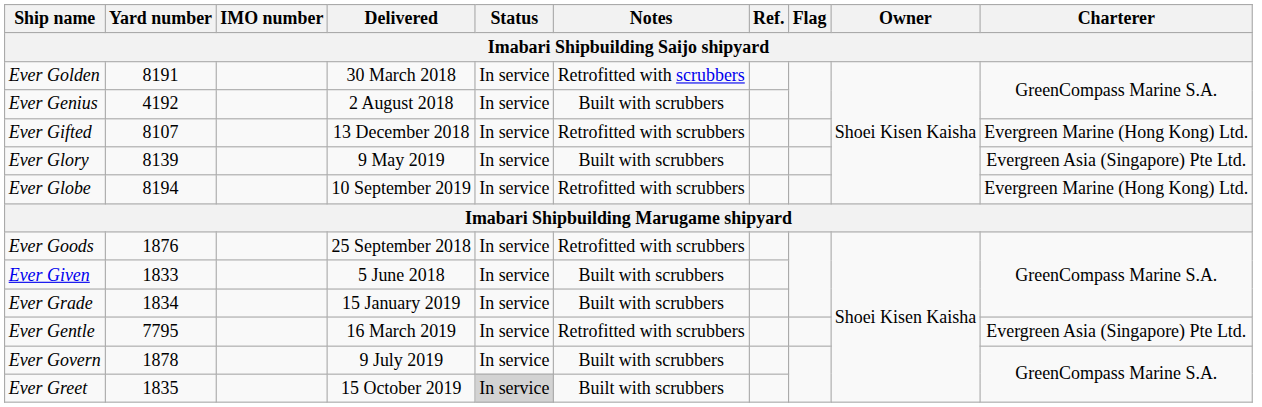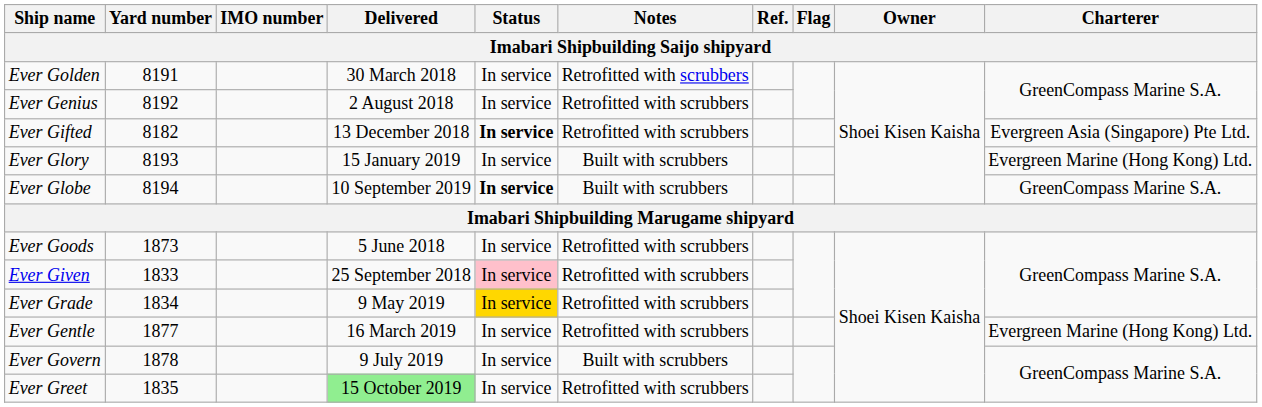(161, 103) 4192 -> (161, 103) 8192
(651, 103) Built with scrubbers -> (655, 103) Retrofitted with scrubbers
(161, 132) 8107 -> (161, 132) 8182
(514, 132) normal -> (516, 132) bold
(1116, 132) Evergreen Marine (Hong Kong) Ltd. -> (1120, 132) Evergreen Asia (Singapore) Pte Ltd.
(161, 160) 8139 -> (161, 160) 8193
(401, 160) 9 May 2019 -> (401, 160) 15 January 2019
(1116, 160) Evergreen Asia (Singapore) Pte Ltd. -> (1120, 160) Evergreen Marine (Hong Kong) Ltd.
(514, 189) normal -> (516, 189) bold
(651, 189) Retrofitted with scrubbers -> (655, 189) Built with scrubbers
(1116, 189) Evergreen Marine (Hong Kong) Ltd. -> (1120, 189) GreenCompass Marine S.A.
(161, 246) 1876 -> (161, 246) 1873
(401, 246) 25 September 2018 -> (401, 246) 5 June 2018
(401, 274) 5 June 2018 -> (401, 274) 25 September 2018
(514, 274) no background -> (516, 274) pink background
(651, 274) Built with scrubbers -> (655, 274) Retrofitted with scrubbers
(401, 302) 15 January 2019 -> (401, 302) 9 May 2019
(514, 302) no background -> (516, 302) gold background
(651, 302) Built with scrubbers -> (655, 302) Retrofitted with scrubbers
(161, 331) 7795 -> (161, 331) 1877
(1116, 331) Evergreen Asia (Singapore) Pte Ltd. -> (1120, 331) Evergreen Marine (Hong Kong) Ltd.
(401, 388) no background -> (401, 388) lightgreen background
(514, 388) lightgrey background -> (516, 388) no background
(651, 388) Built with scrubbers -> (655, 388) Retrofitted with scrubbers
